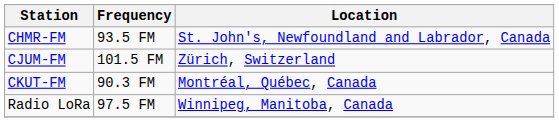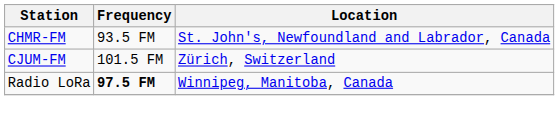- row: (37, 83)
(126, 106) normal -> (126, 83) bold
